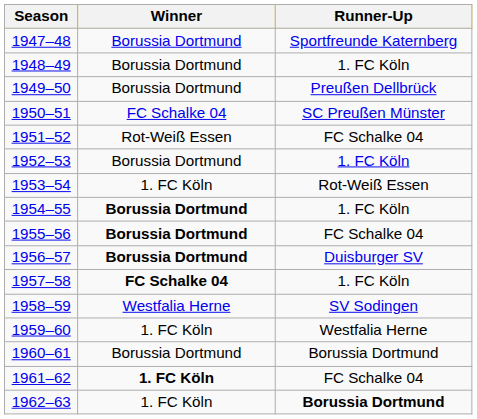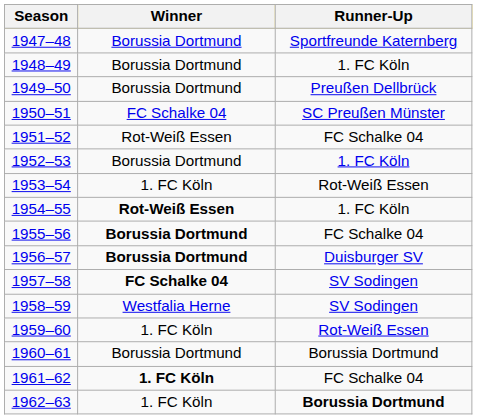(176, 209) Borussia Dortmund -> (176, 209) Rot-Weiß Essen
(373, 281) 1. FC Köln -> (373, 281) SV Sodingen
(373, 329) Westfalia Herne -> (373, 329) Rot-Weiß Essen
